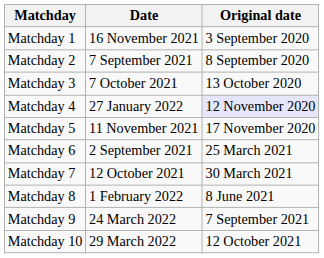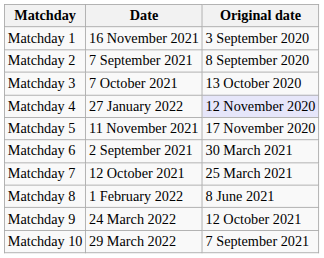(249, 151) 25 March 2021 -> (249, 151) 30 March 2021
(249, 173) 30 March 2021 -> (249, 173) 25 March 2021
(257, 219) 7 September 2021 -> (253, 219) 12 October 2021
(253, 241) 12 October 2021 -> (257, 241) 7 September 2021
